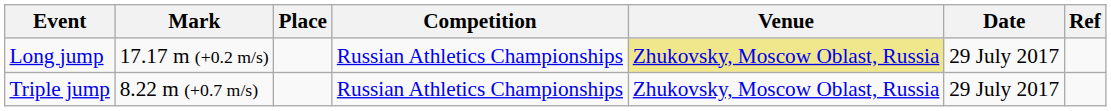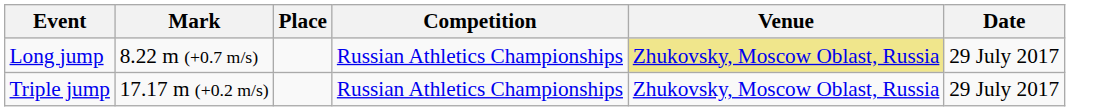- column: (1085, 21)
(194, 55) 17.17 m (+0.2 m/s) -> (189, 55) 8.22 m (+0.7 m/s)
(189, 88) 8.22 m (+0.7 m/s) -> (194, 88) 17.17 m (+0.2 m/s)
